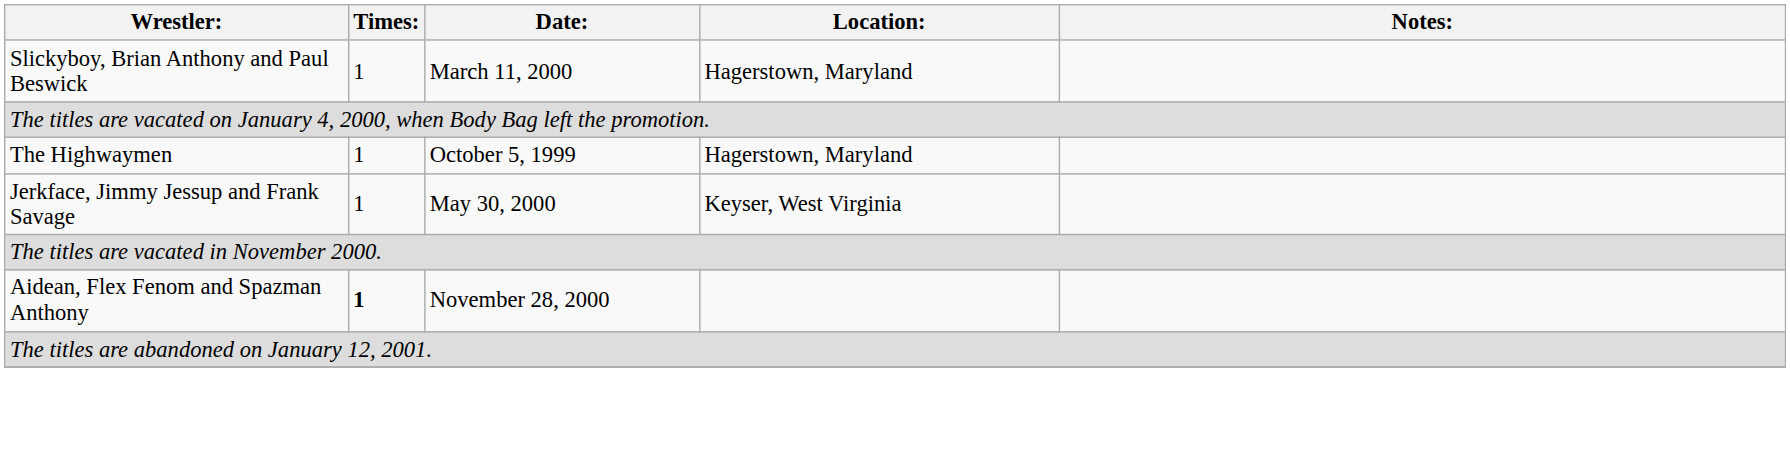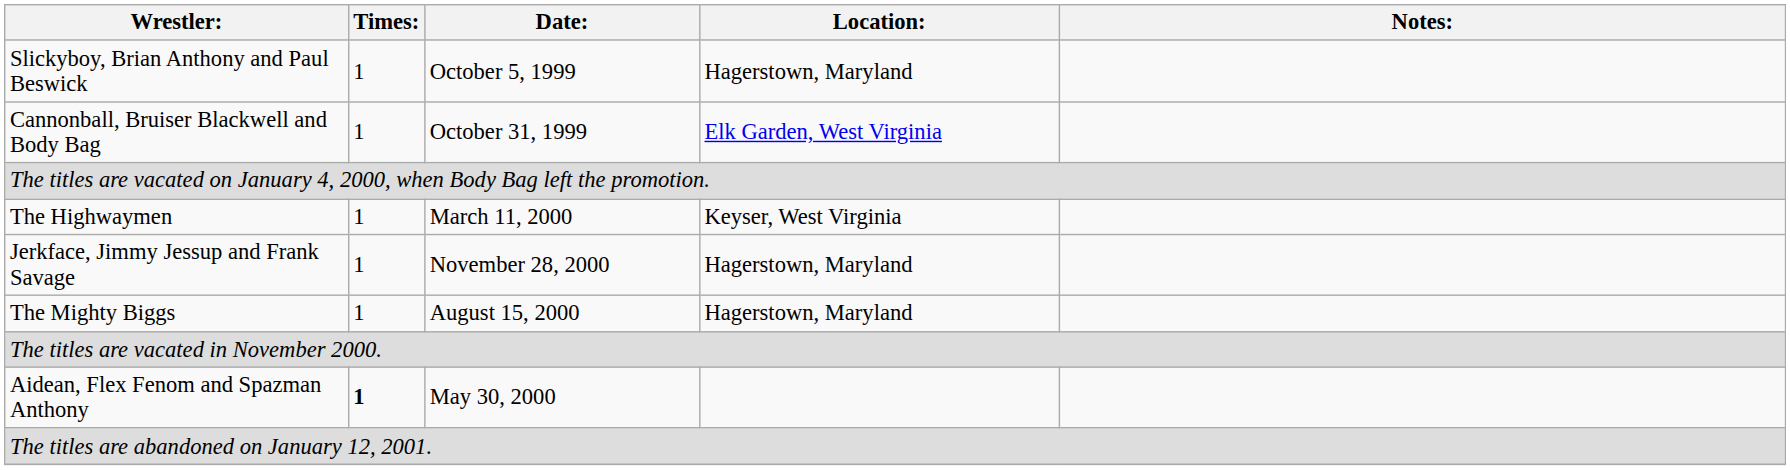(501, 70) March 11, 2000 -> (503, 70) October 5, 1999
+ row: (168, 132)
(503, 155) October 5, 1999 -> (501, 216) March 11, 2000
(808, 155) Hagerstown, Maryland -> (803, 216) Keyser, West Virginia
(493, 203) May 30, 2000 -> (520, 264) November 28, 2000
(803, 203) Keyser, West Virginia -> (808, 264) Hagerstown, Maryland
+ row: (93, 313)
(520, 300) November 28, 2000 -> (493, 397) May 30, 2000
